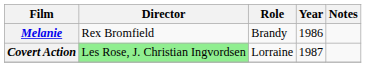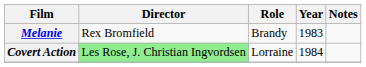(311, 33) 1986 -> (311, 33) 1983
(311, 52) 1987 -> (311, 52) 1984
